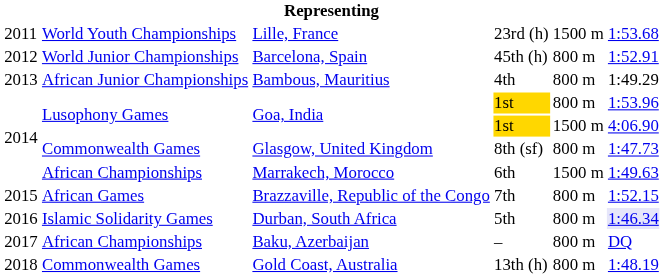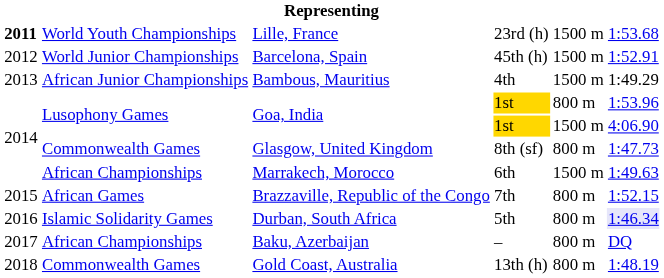(21, 33) normal -> (20, 33) bold
(574, 56) 800 m -> (578, 56) 1500 m
(574, 79) 800 m -> (578, 79) 1500 m
